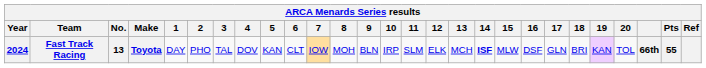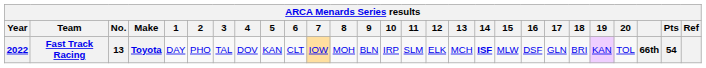(17, 50) 2024 -> (17, 50) 2022
(671, 50) 55 -> (671, 50) 54
